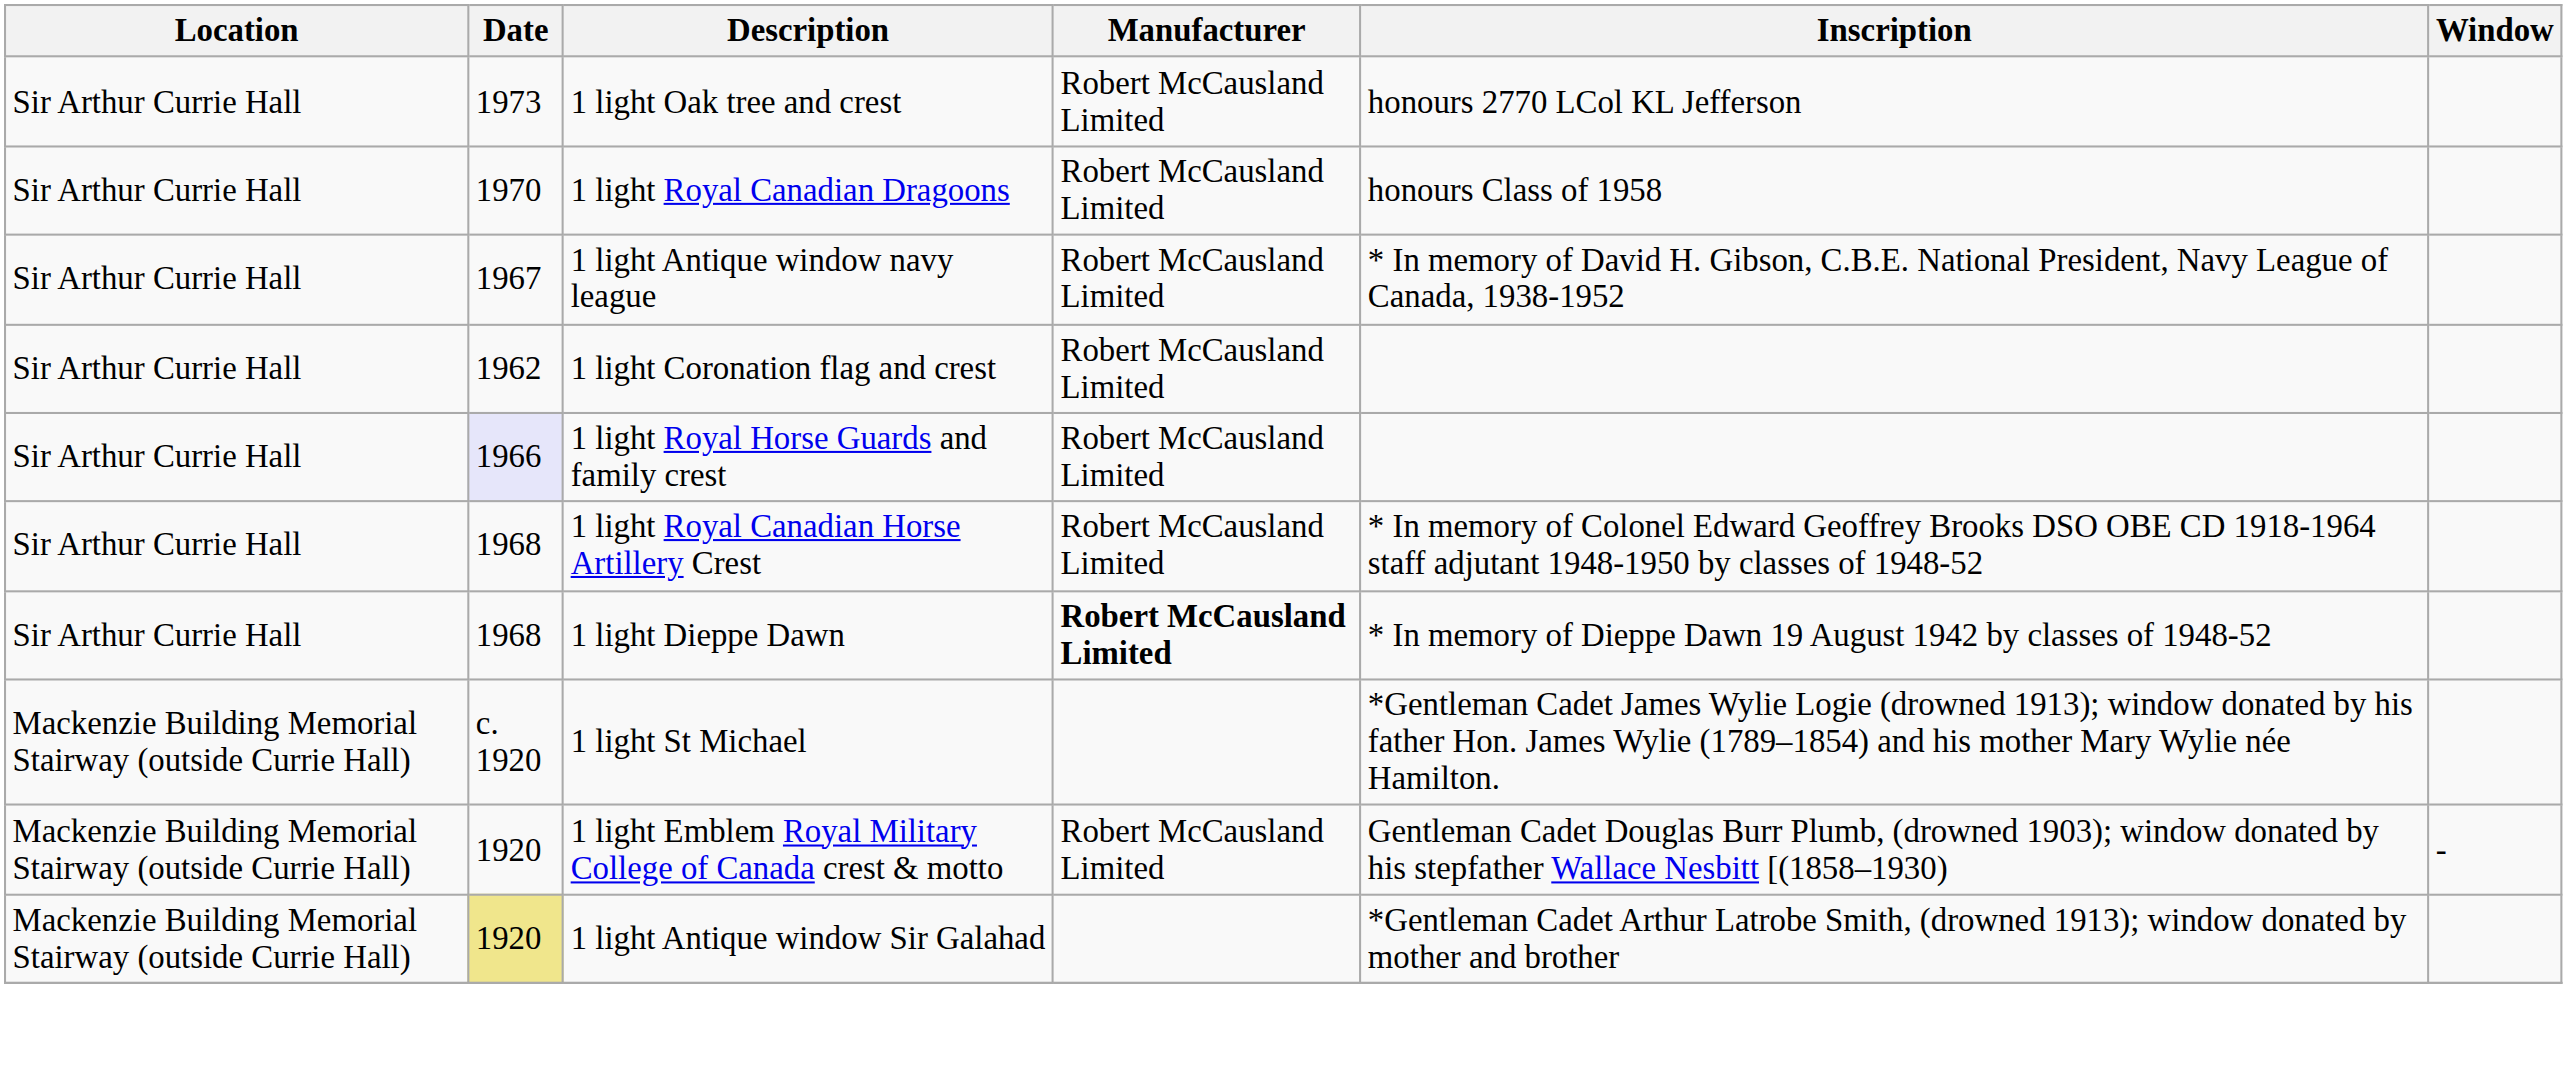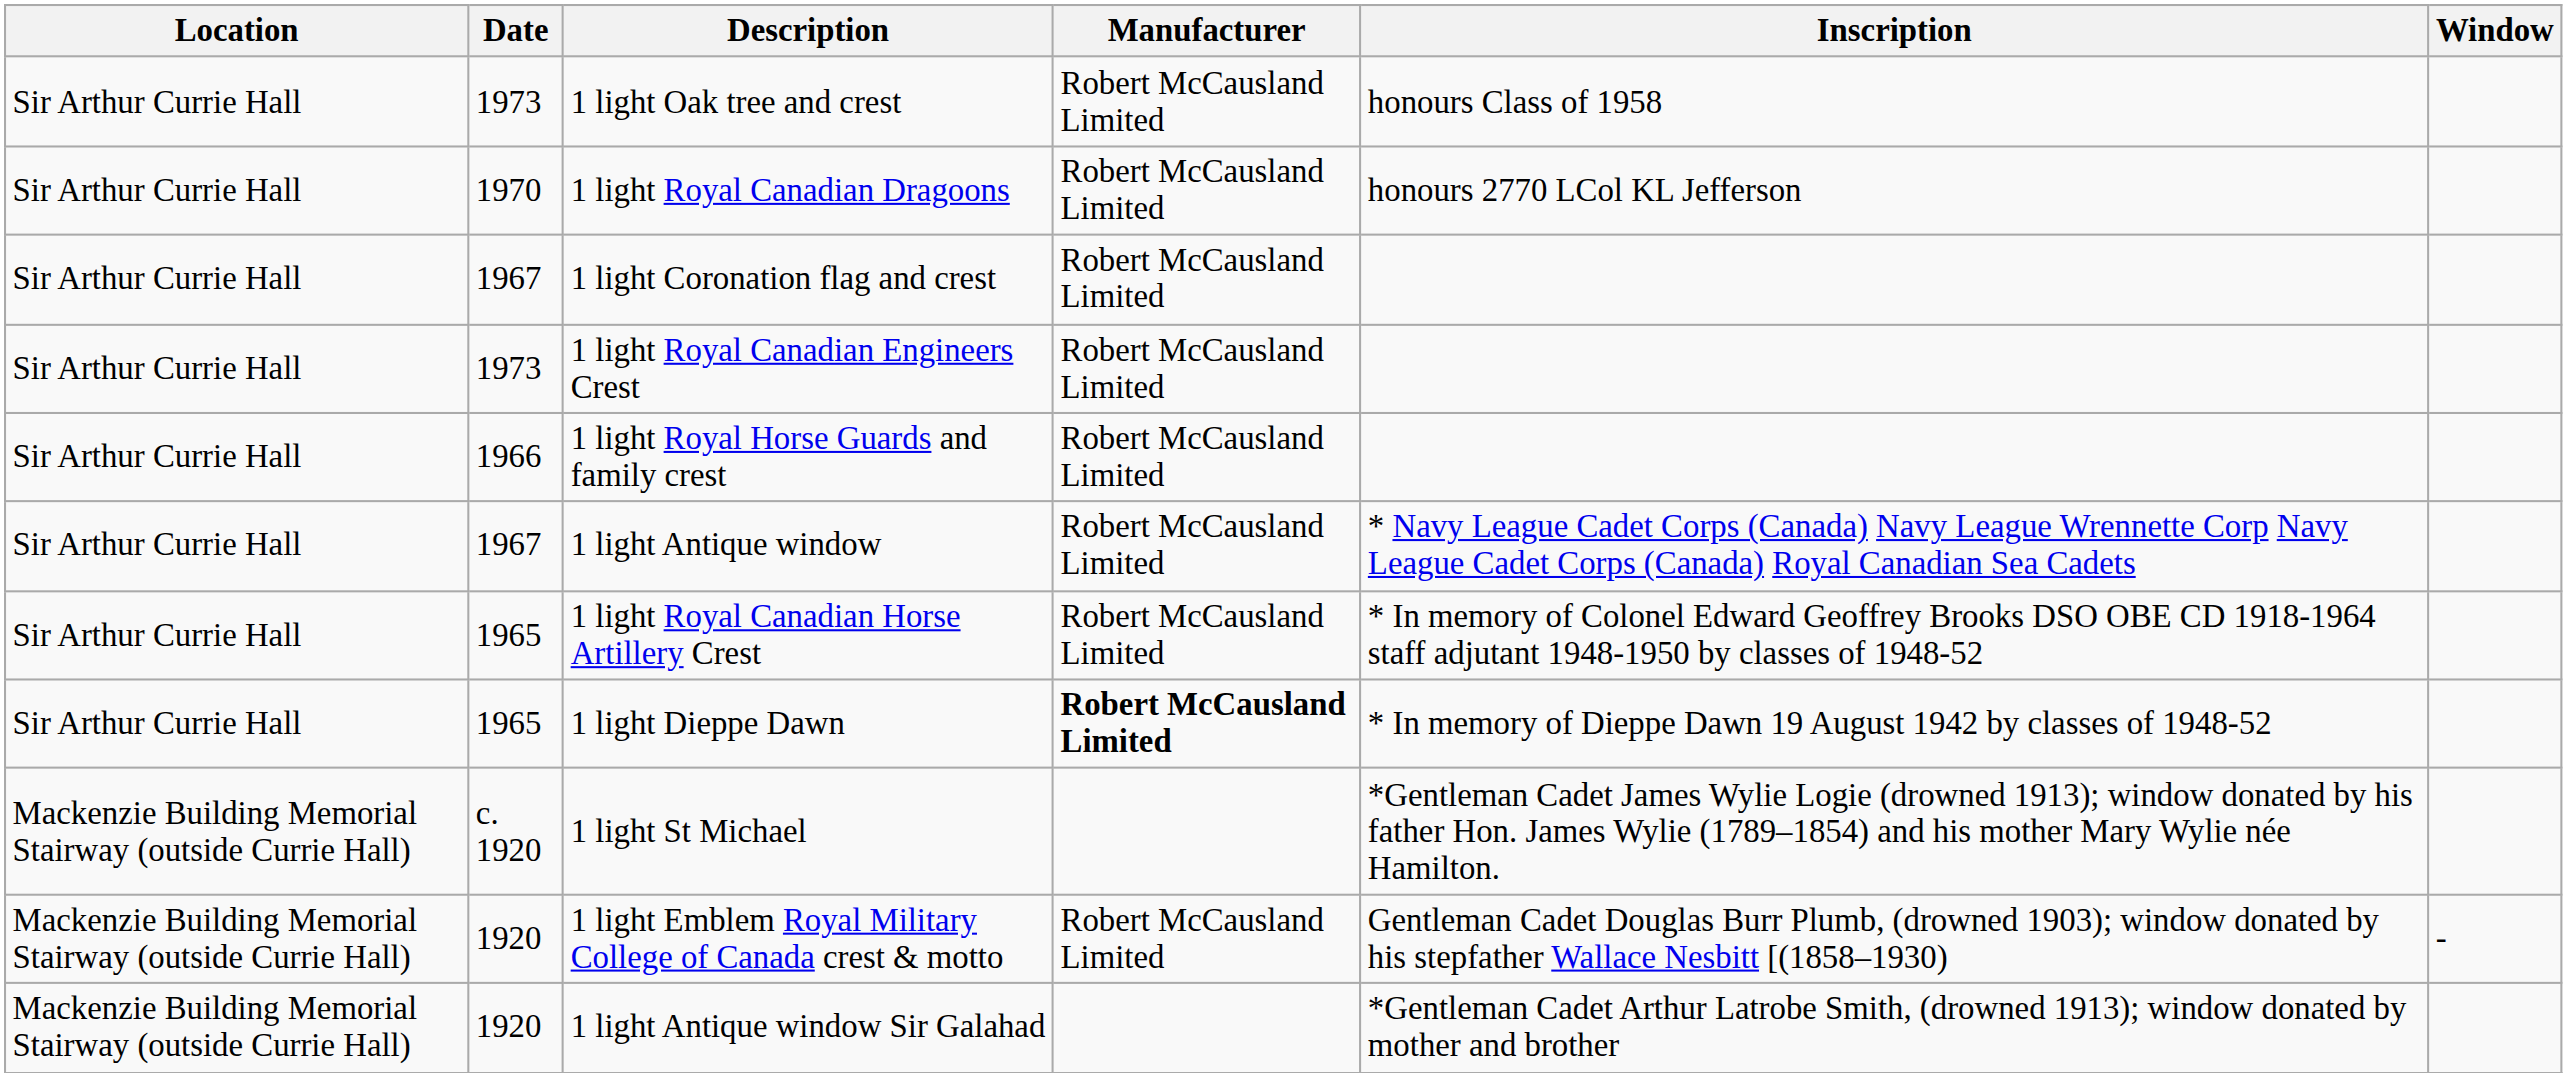(1585, 100) honours 2770 LCol KL Jefferson -> (1515, 100) honours Class of 1958
(1515, 189) honours Class of 1958 -> (1585, 189) honours 2770 LCol KL Jefferson
- row: (762, 278)
(509, 367) 1962 -> (509, 278) 1967
+ row: (792, 367)
(509, 456) lavender background -> (509, 456) no background
+ row: (726, 545)
(509, 545) 1968 -> (509, 634) 1965
(509, 634) 1968 -> (509, 723) 1965
(509, 938) khaki background -> (509, 1027) no background
